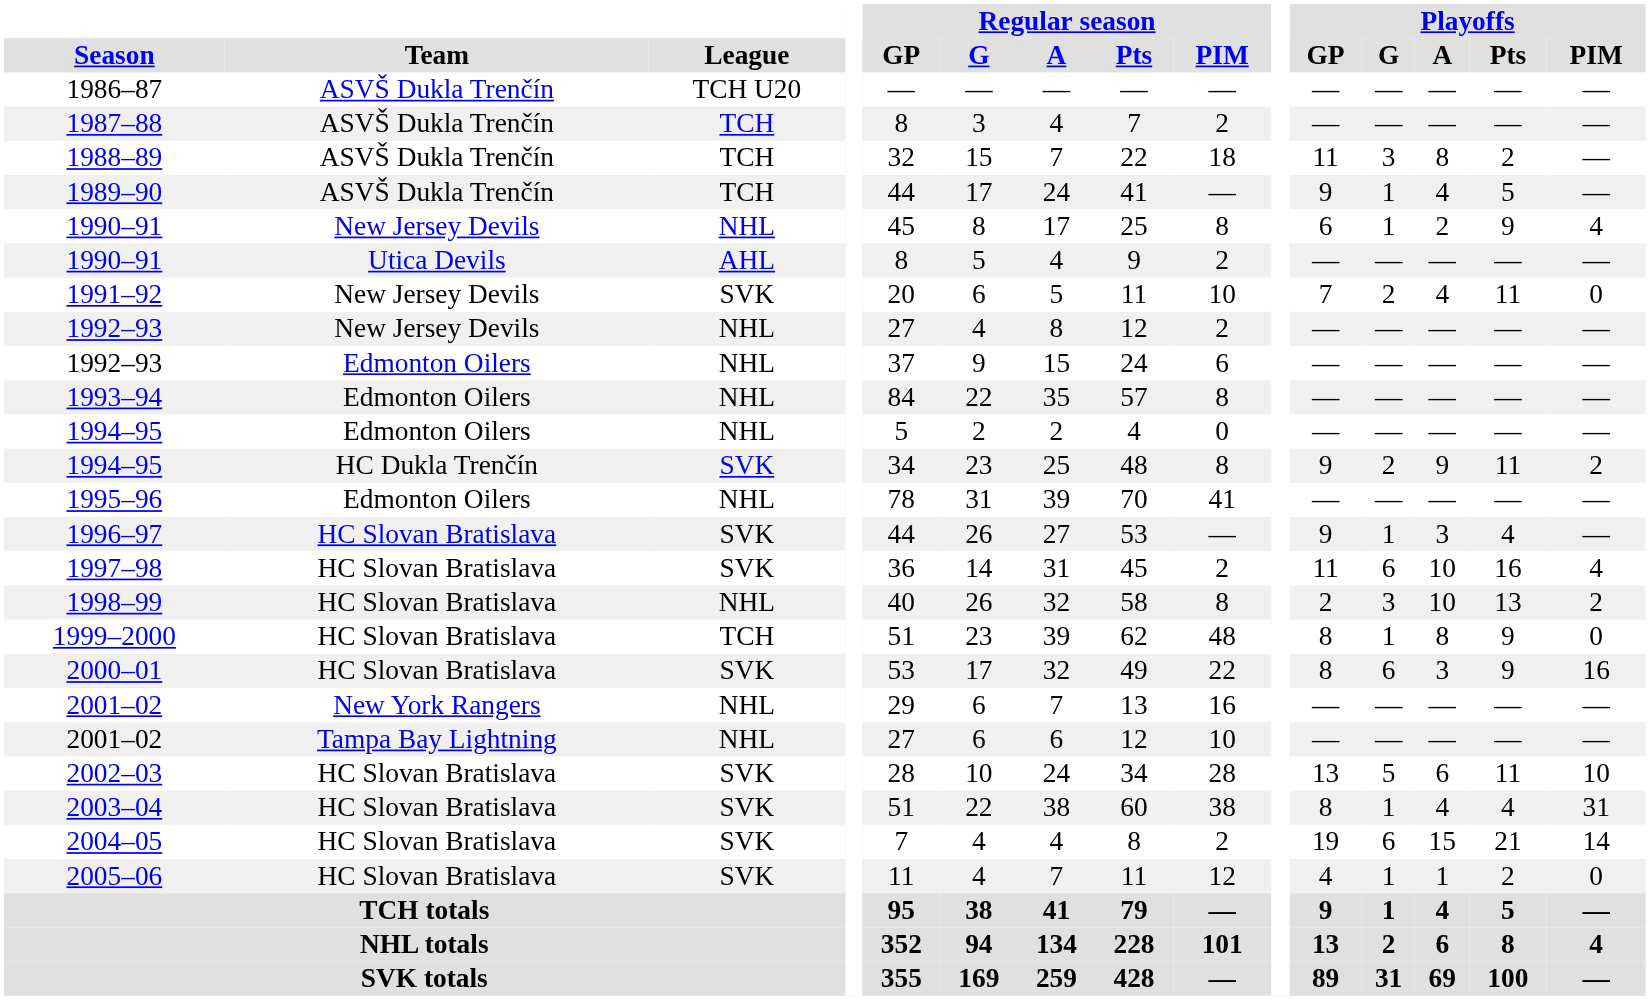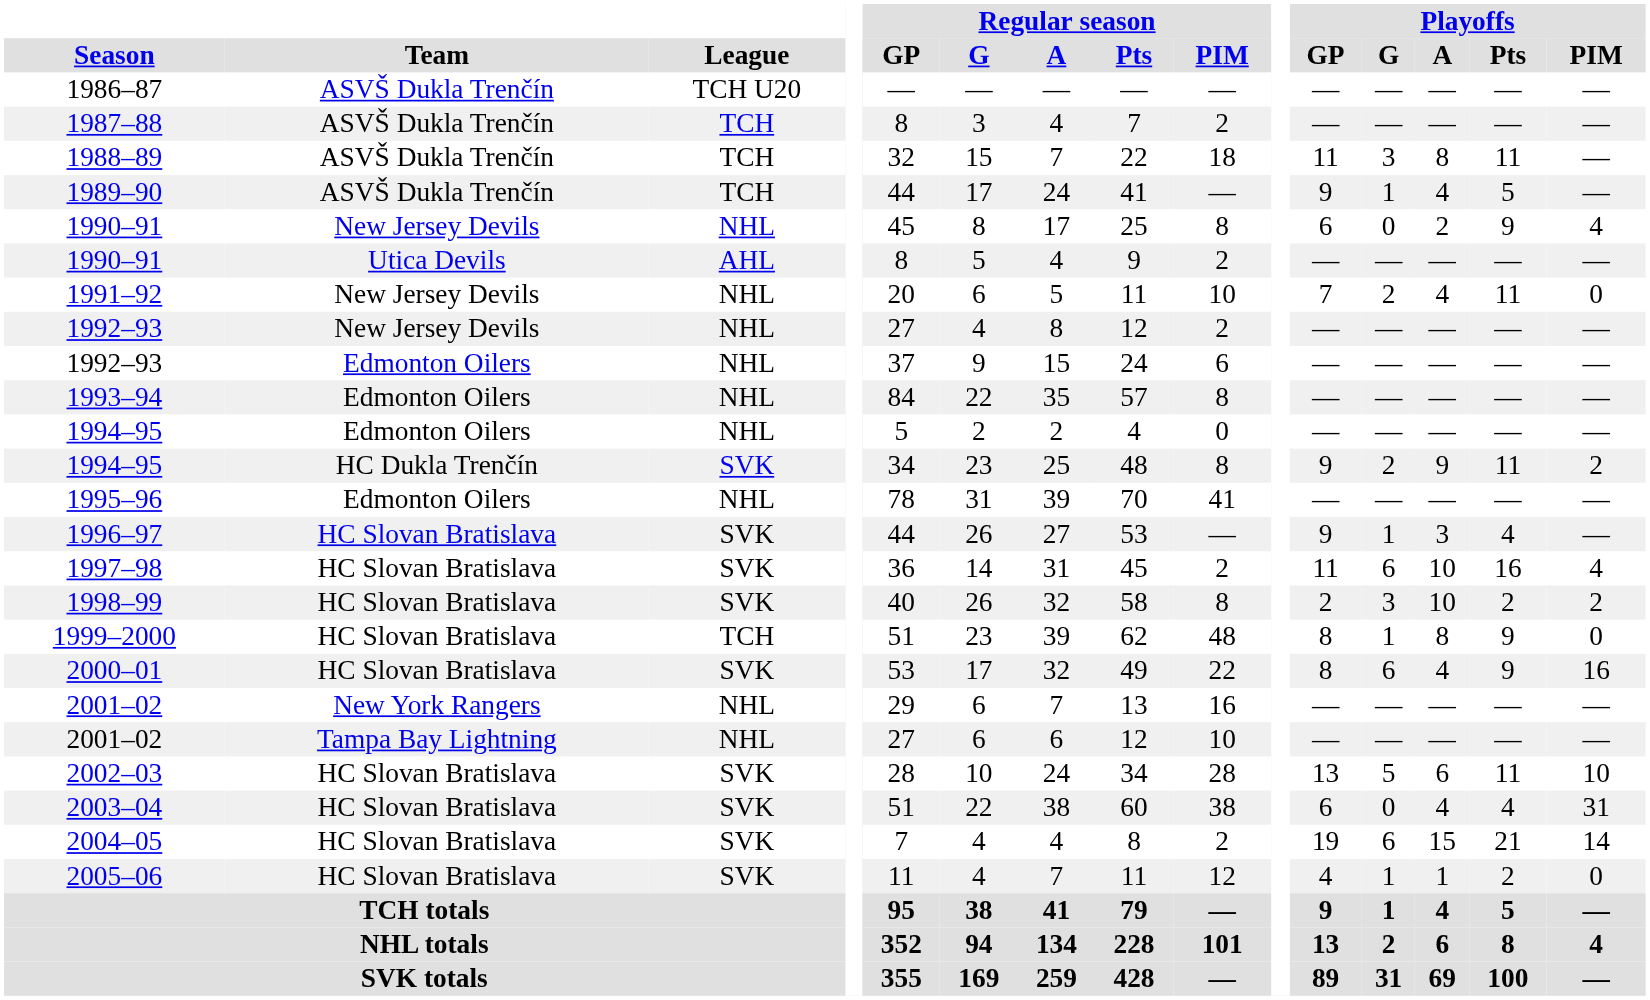(1508, 157) 2 -> (1508, 157) 11
(1389, 225) 1 -> (1389, 225) 0
(747, 294) SVK -> (747, 294) NHL
(747, 602) NHL -> (747, 602) SVK
(1508, 602) 13 -> (1508, 602) 2
(1442, 670) 3 -> (1442, 670) 4
(1326, 807) 8 -> (1326, 807) 6
(1389, 807) 1 -> (1389, 807) 0
